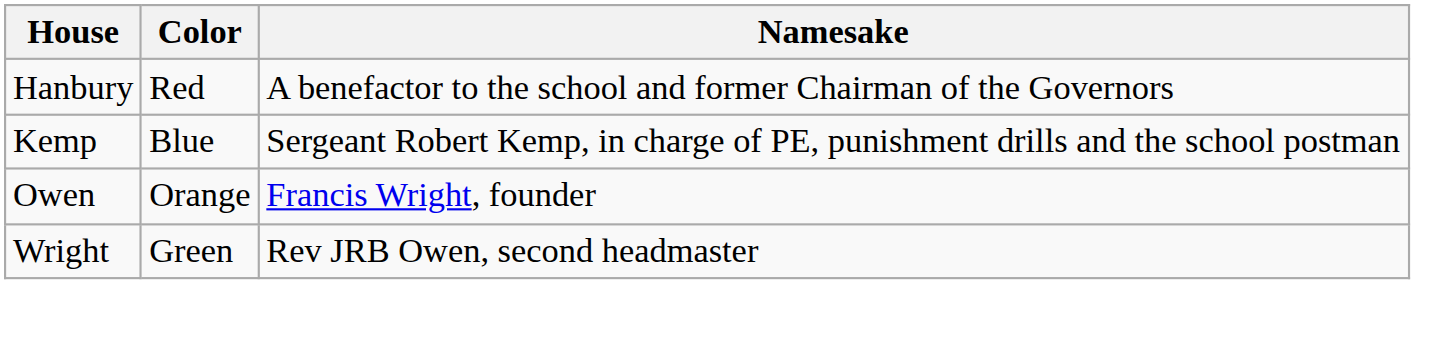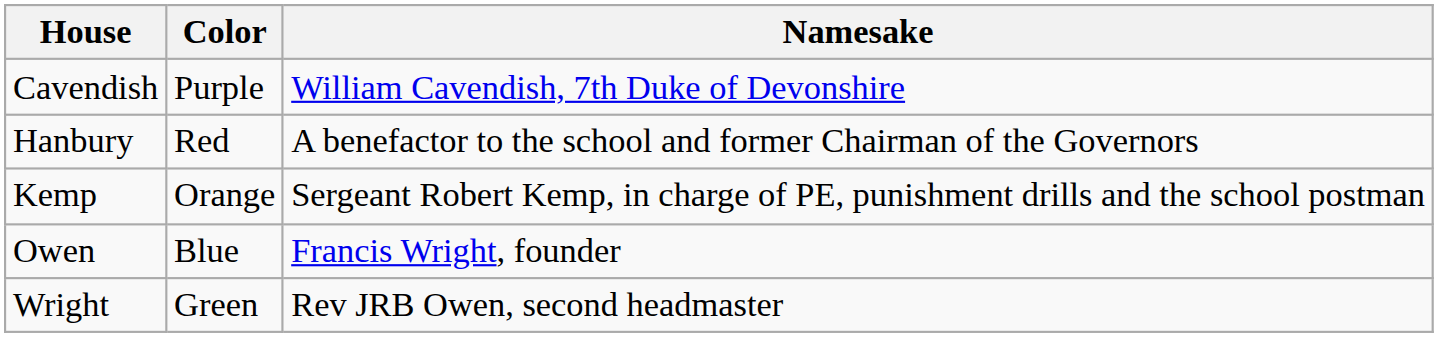+ row: (86, 86)
(182, 140) Blue -> (225, 195) Orange
(200, 195) Orange -> (207, 250) Blue
